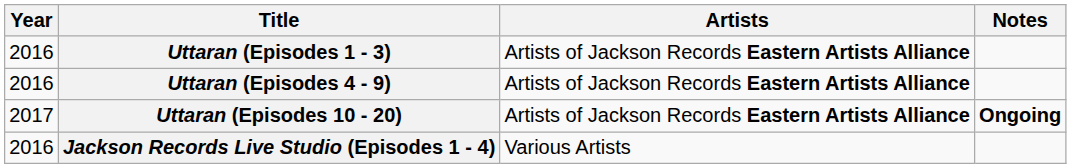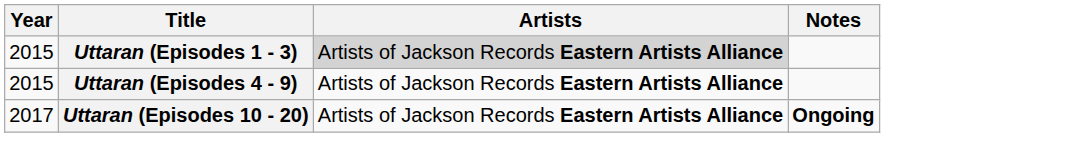(31, 52) 2016 -> (31, 52) 2015
(737, 52) no background -> (550, 52) lightgrey background
(31, 83) 2016 -> (31, 83) 2015
- row: (279, 147)
